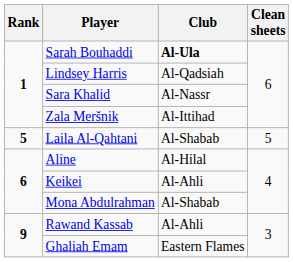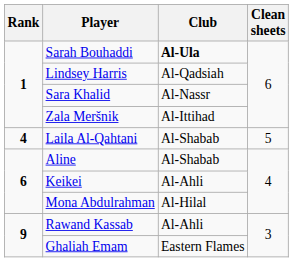(23, 138) 5 -> (23, 138) 4
(184, 159) Al-Hilal -> (190, 159) Al-Shabab
(190, 203) Al-Shabab -> (184, 203) Al-Hilal
